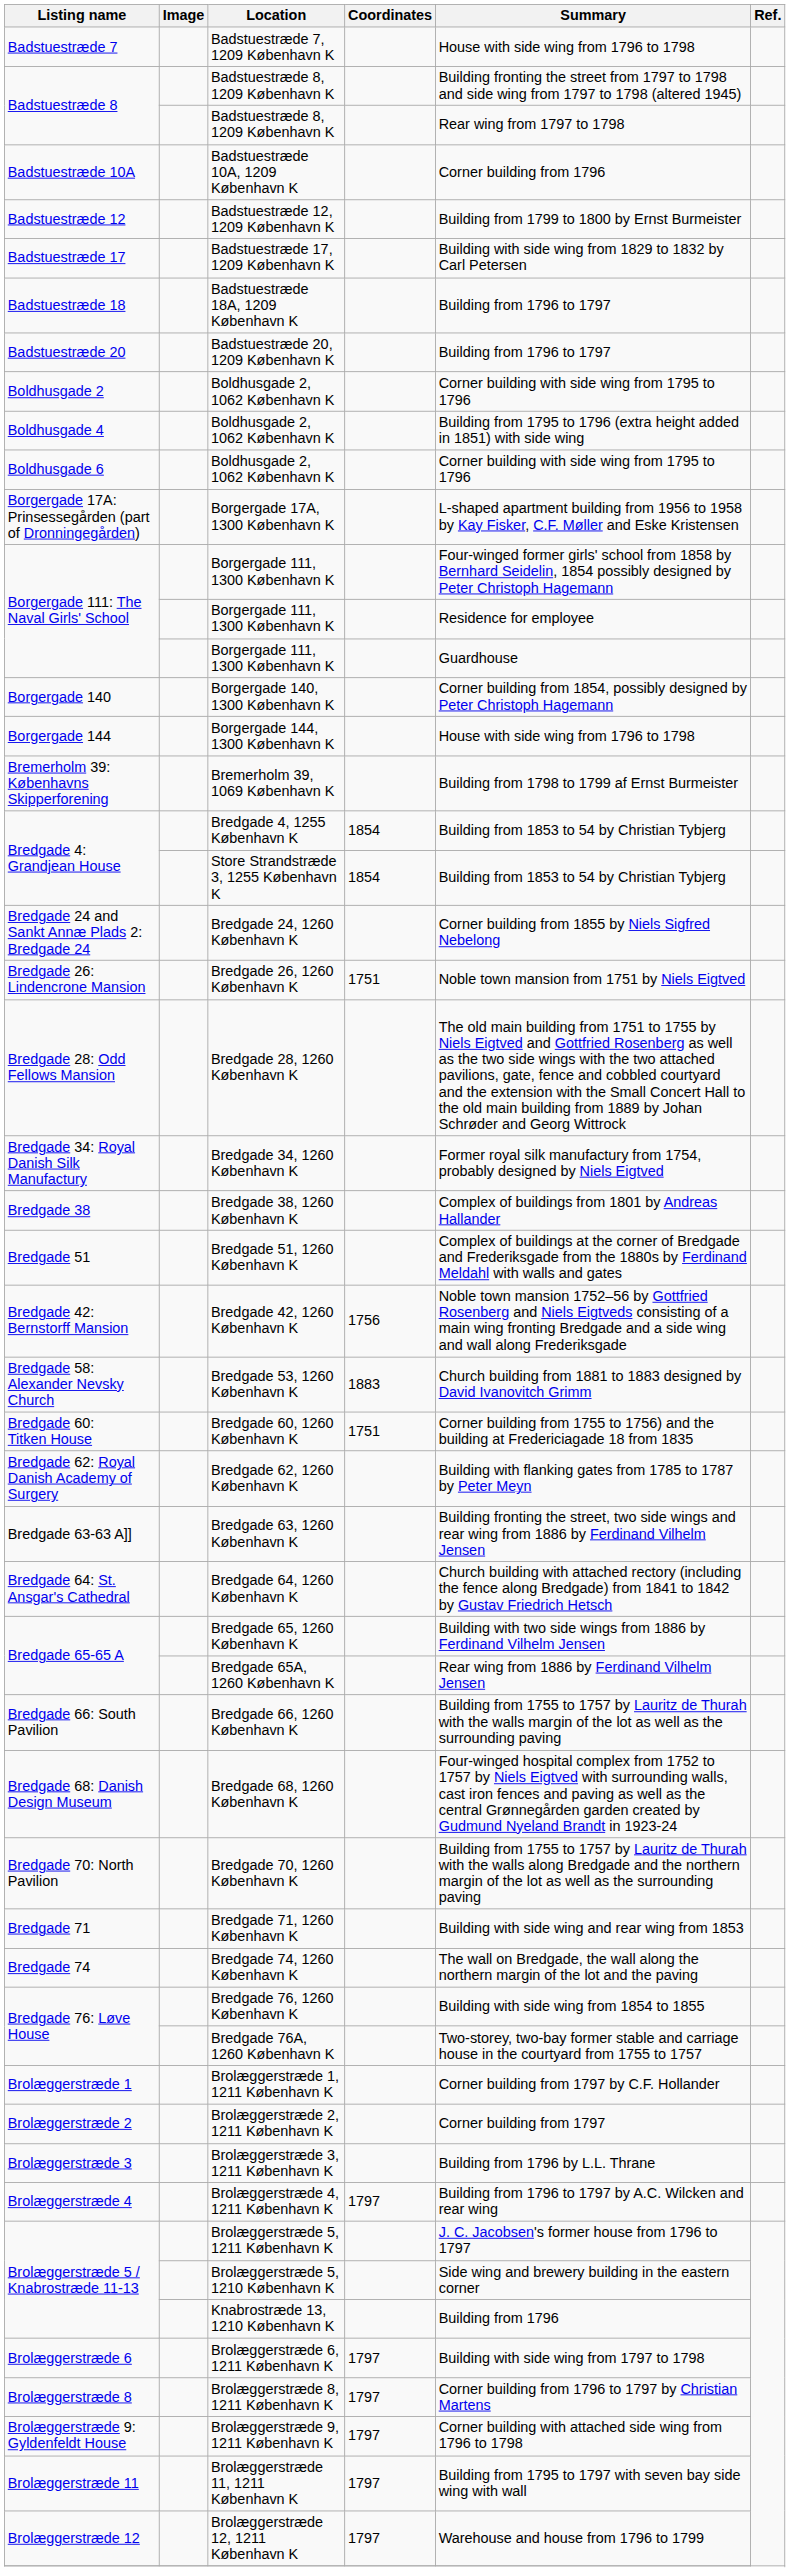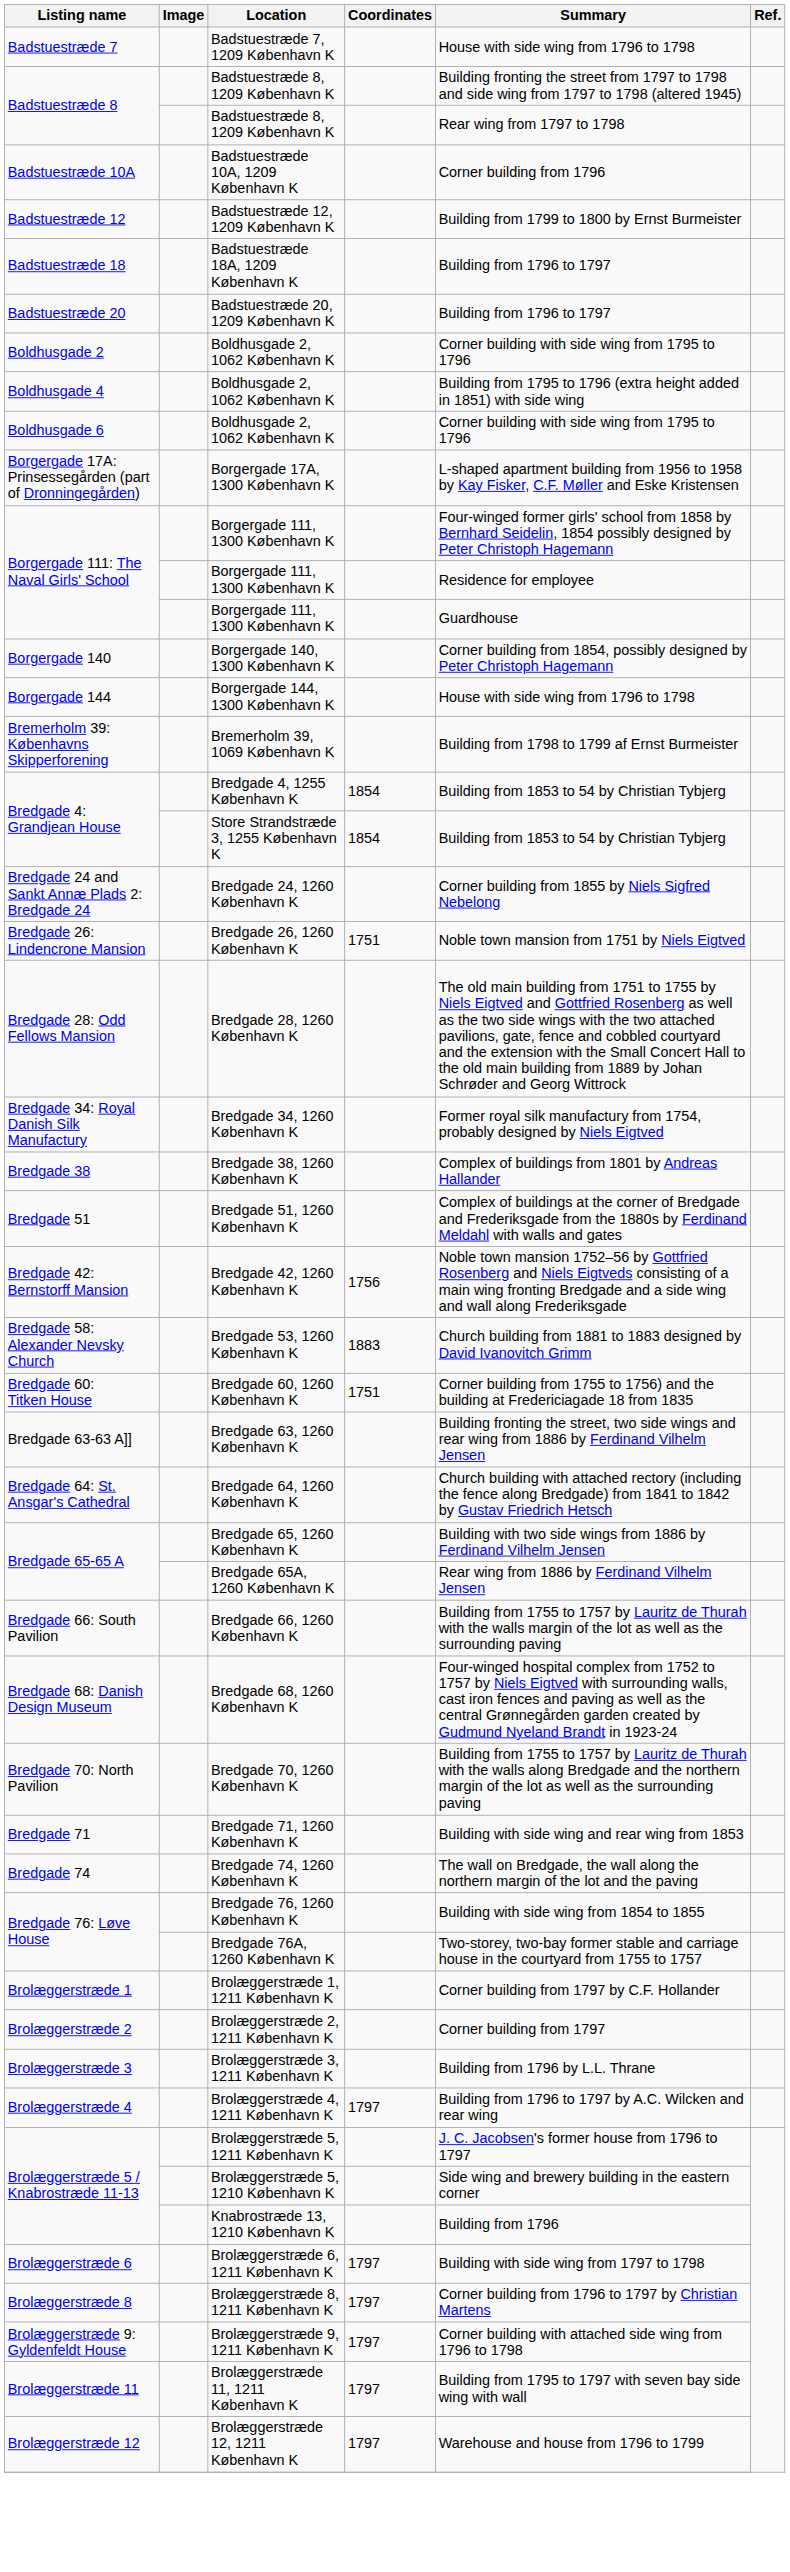- row: (67, 258)
- row: (71, 1478)
